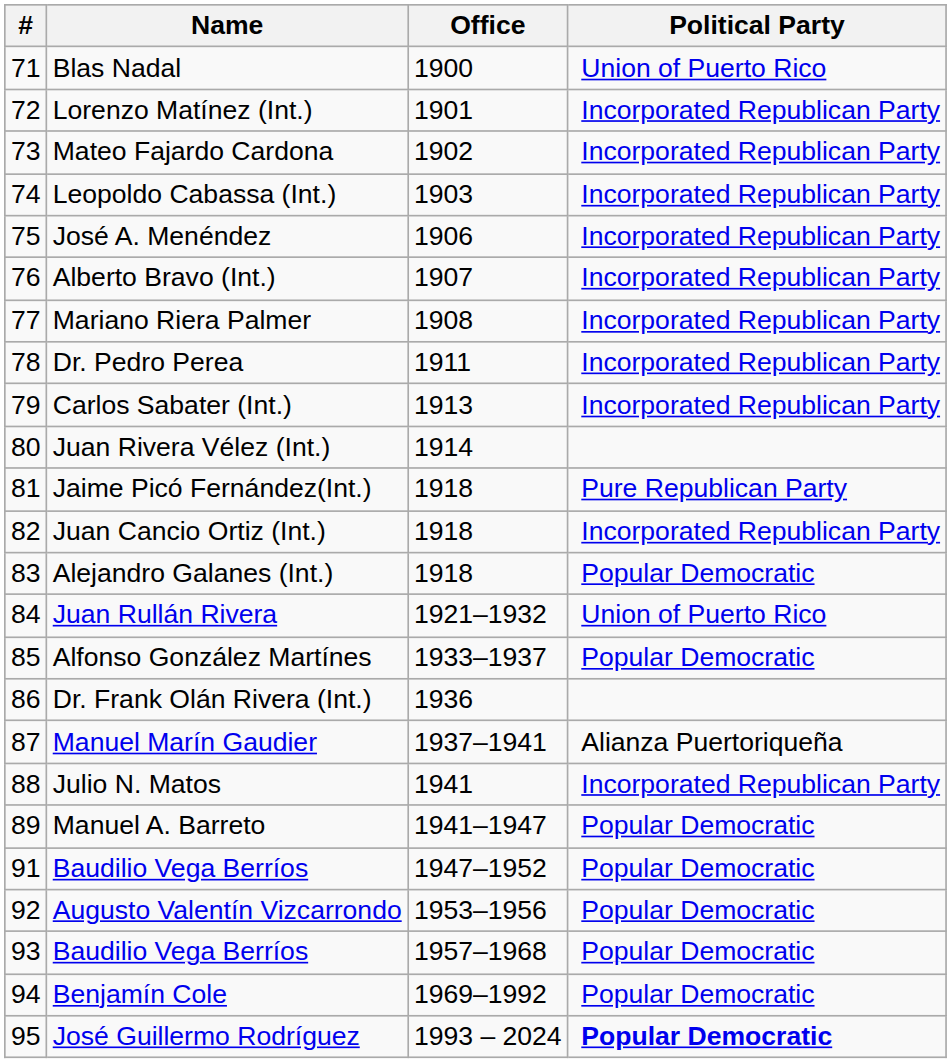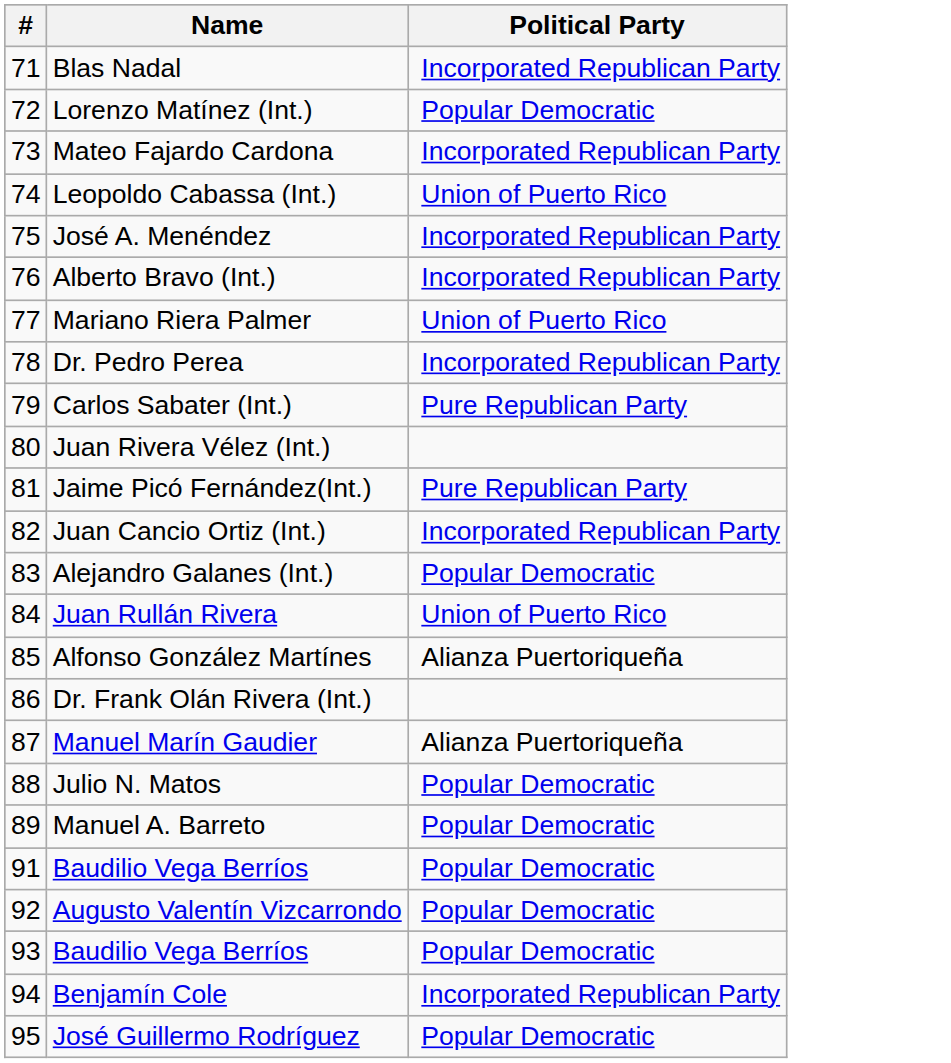- column: (488, 25)
(700, 67) Union of Puerto Rico -> (597, 67) Incorporated Republican Party
(757, 109) Incorporated Republican Party -> (534, 109) Popular Democratic
(757, 194) Incorporated Republican Party -> (540, 194) Union of Puerto Rico
(757, 320) Incorporated Republican Party -> (540, 320) Union of Puerto Rico
(757, 404) Incorporated Republican Party -> (551, 404) Pure Republican Party
(694, 657) Popular Democratic -> (548, 657) Alianza Puertoriqueña
(757, 783) Incorporated Republican Party -> (534, 783) Popular Democratic
(694, 994) Popular Democratic -> (597, 994) Incorporated Republican Party
(703, 1036) bold -> (534, 1036) normal
